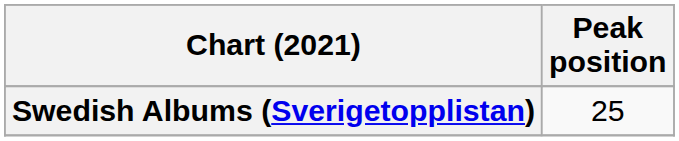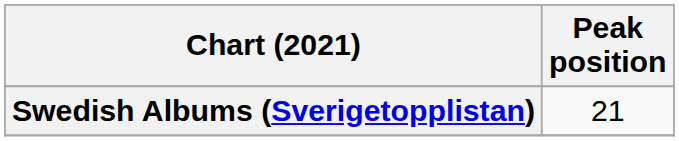(608, 110) 25 -> (608, 110) 21
